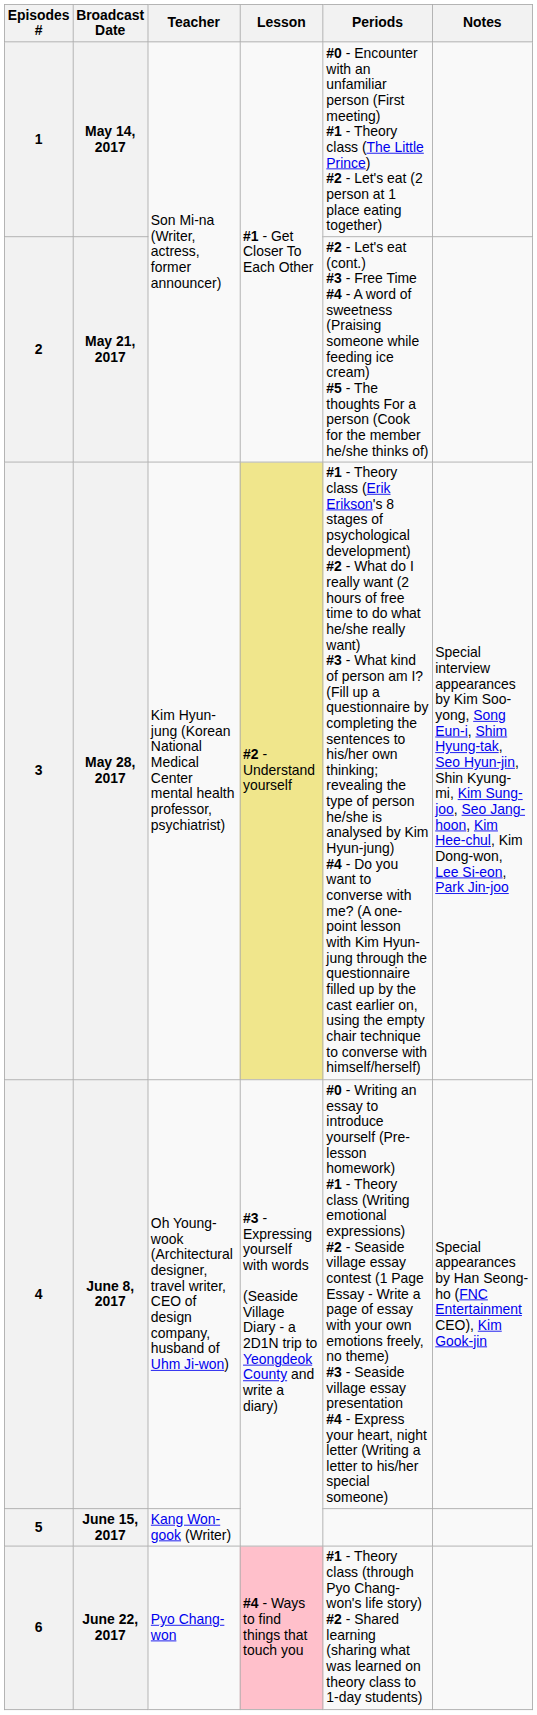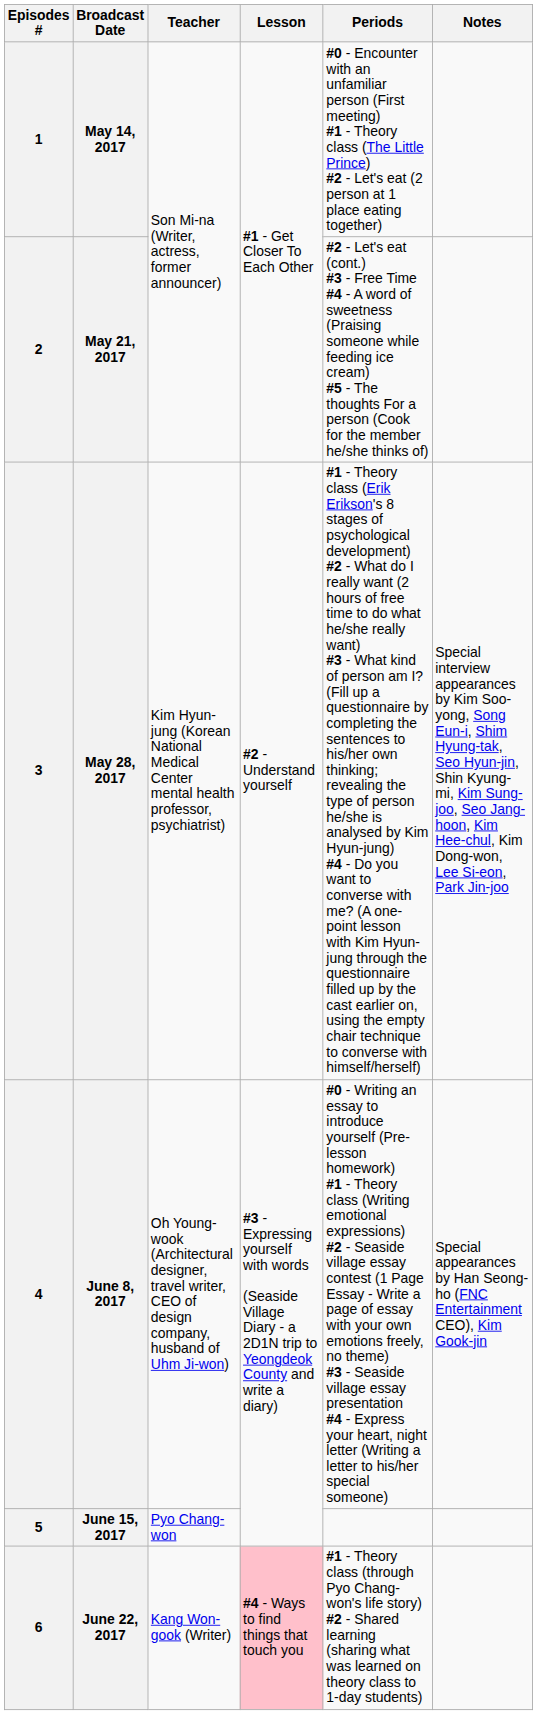(279, 770) khaki background -> (279, 770) no background
(191, 1527) Kang Won-gook (Writer) -> (188, 1527) Pyo Chang-won
(188, 1627) Pyo Chang-won -> (191, 1627) Kang Won-gook (Writer)
